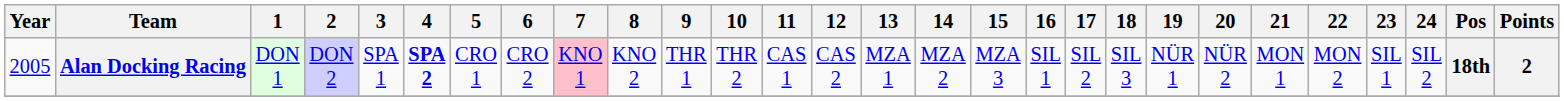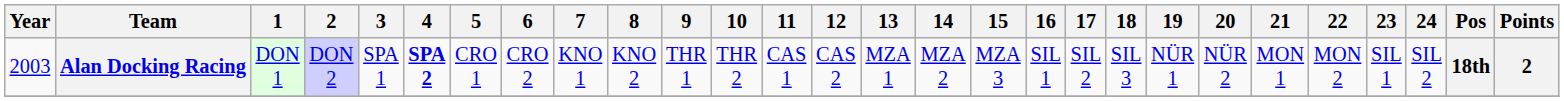(30, 66) 2005 -> (30, 66) 2003
(580, 66) pink background -> (580, 66) no background
